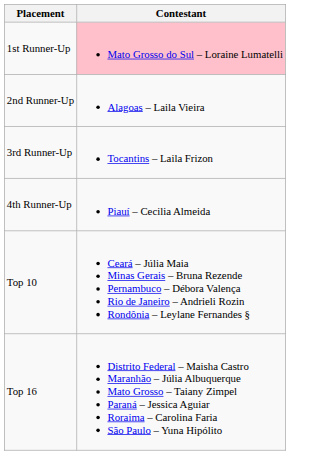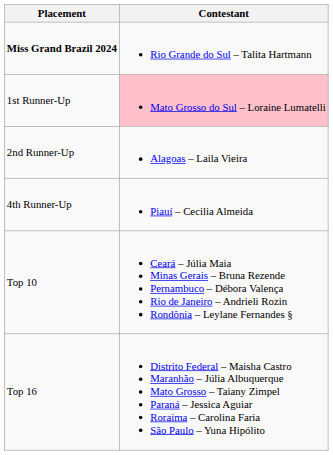+ row: (62, 48)
- row: (40, 152)
